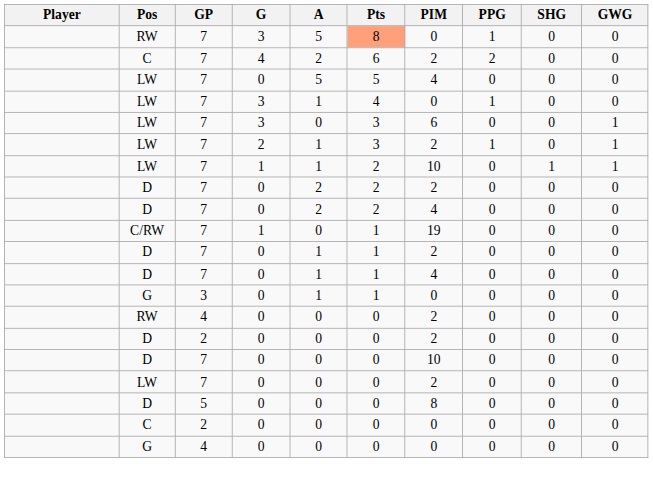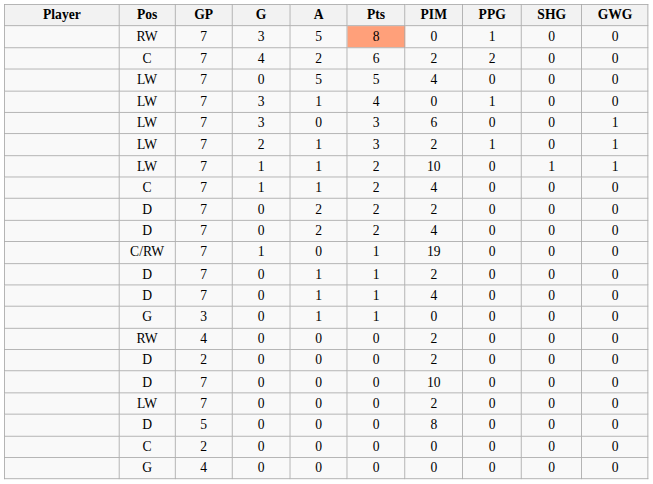+ row: (147, 187)
